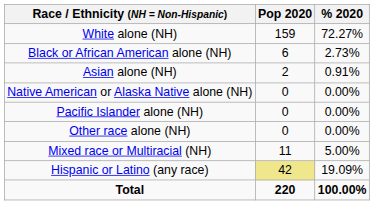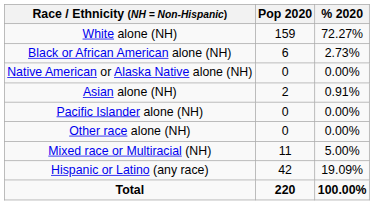rows swapped: (130, 92) <-> (130, 72)
(285, 170) khaki background -> (285, 170) no background
